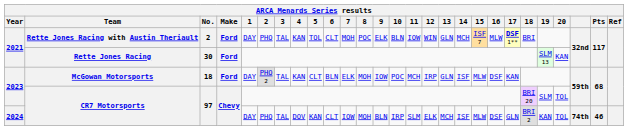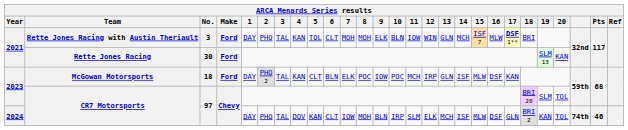(208, 37) 2 -> (208, 37) 3
(365, 37) POC -> (365, 37) MOH
(365, 76) MOH -> (365, 76) POC
